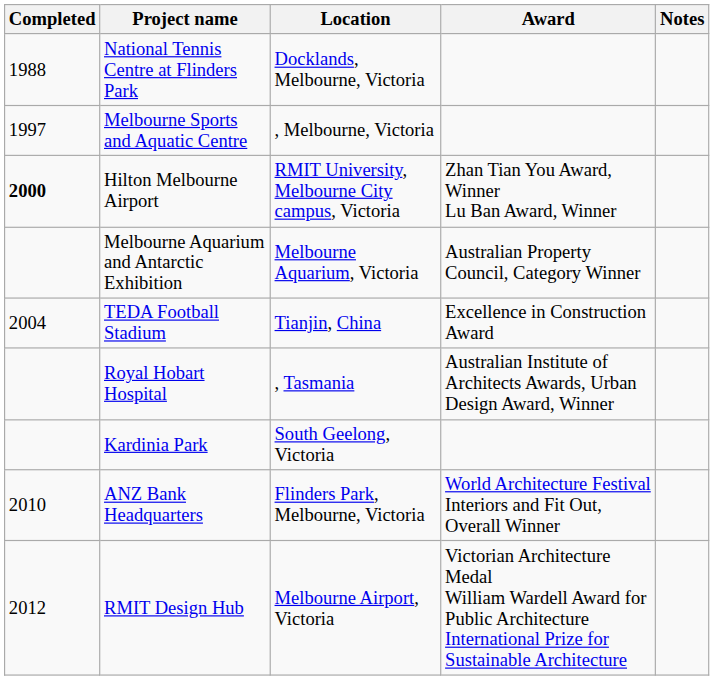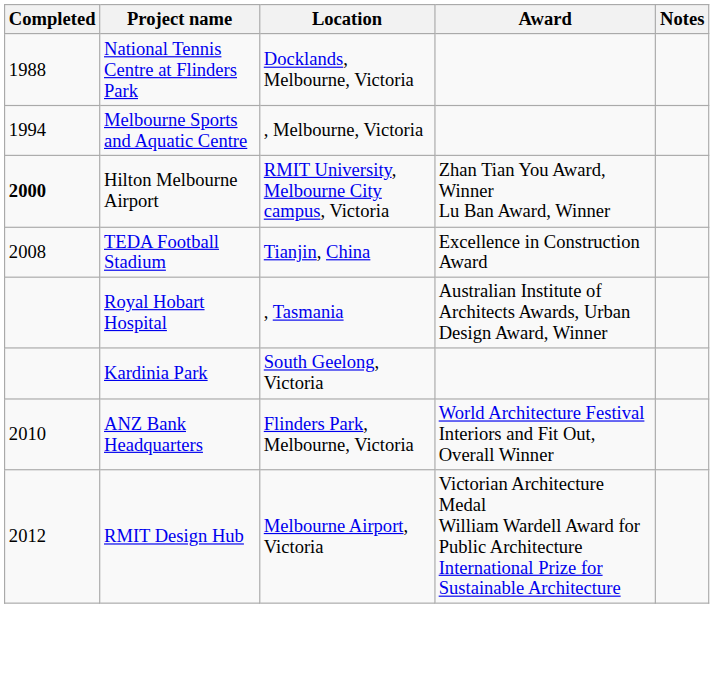(27, 130) 1997 -> (27, 130) 1994
- row: (184, 262)
(27, 322) 2004 -> (27, 251) 2008
